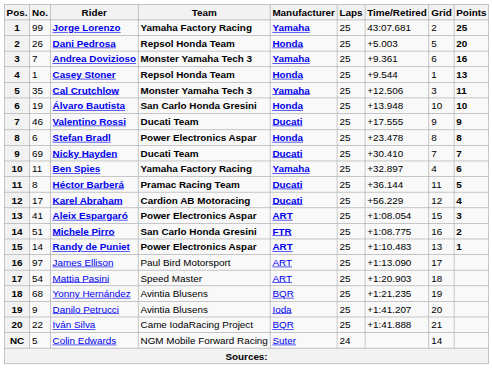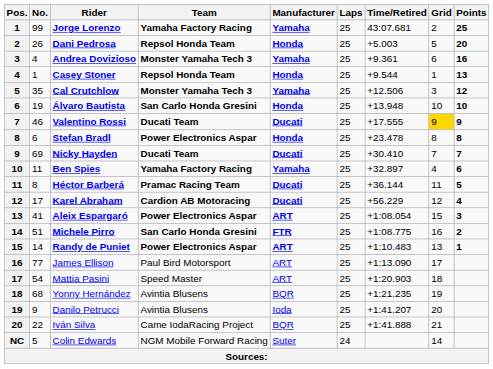(35, 59) 7 -> (35, 59) 4
(461, 91) 11 -> (462, 91) 12
(434, 122) no background -> (434, 122) gold background
(38, 263) 97 -> (38, 263) 77
